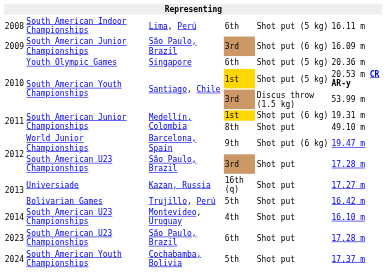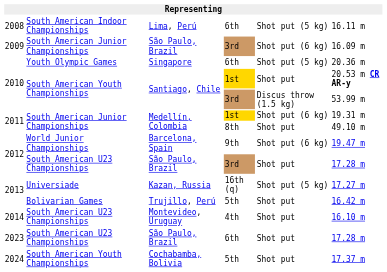(293, 79) Shot put (5 kg) -> (276, 79) Shot put
(276, 185) Shot put -> (293, 185) Shot put (5 kg)
